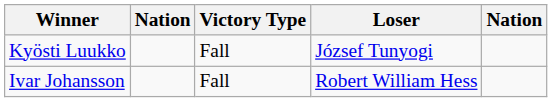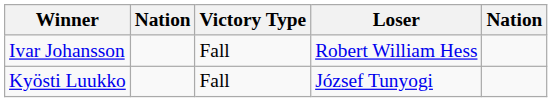rows swapped: (67, 50) <-> (67, 81)
